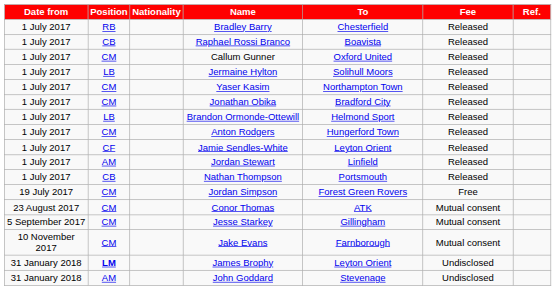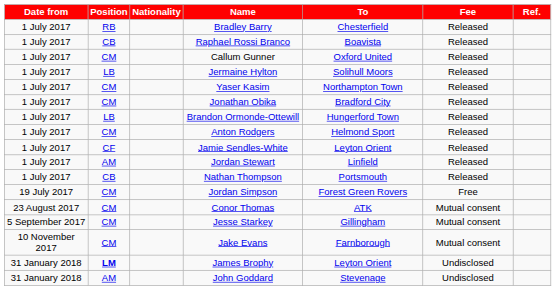(363, 117) Helmond Sport -> (363, 117) Hungerford Town
(363, 132) Hungerford Town -> (363, 132) Helmond Sport
